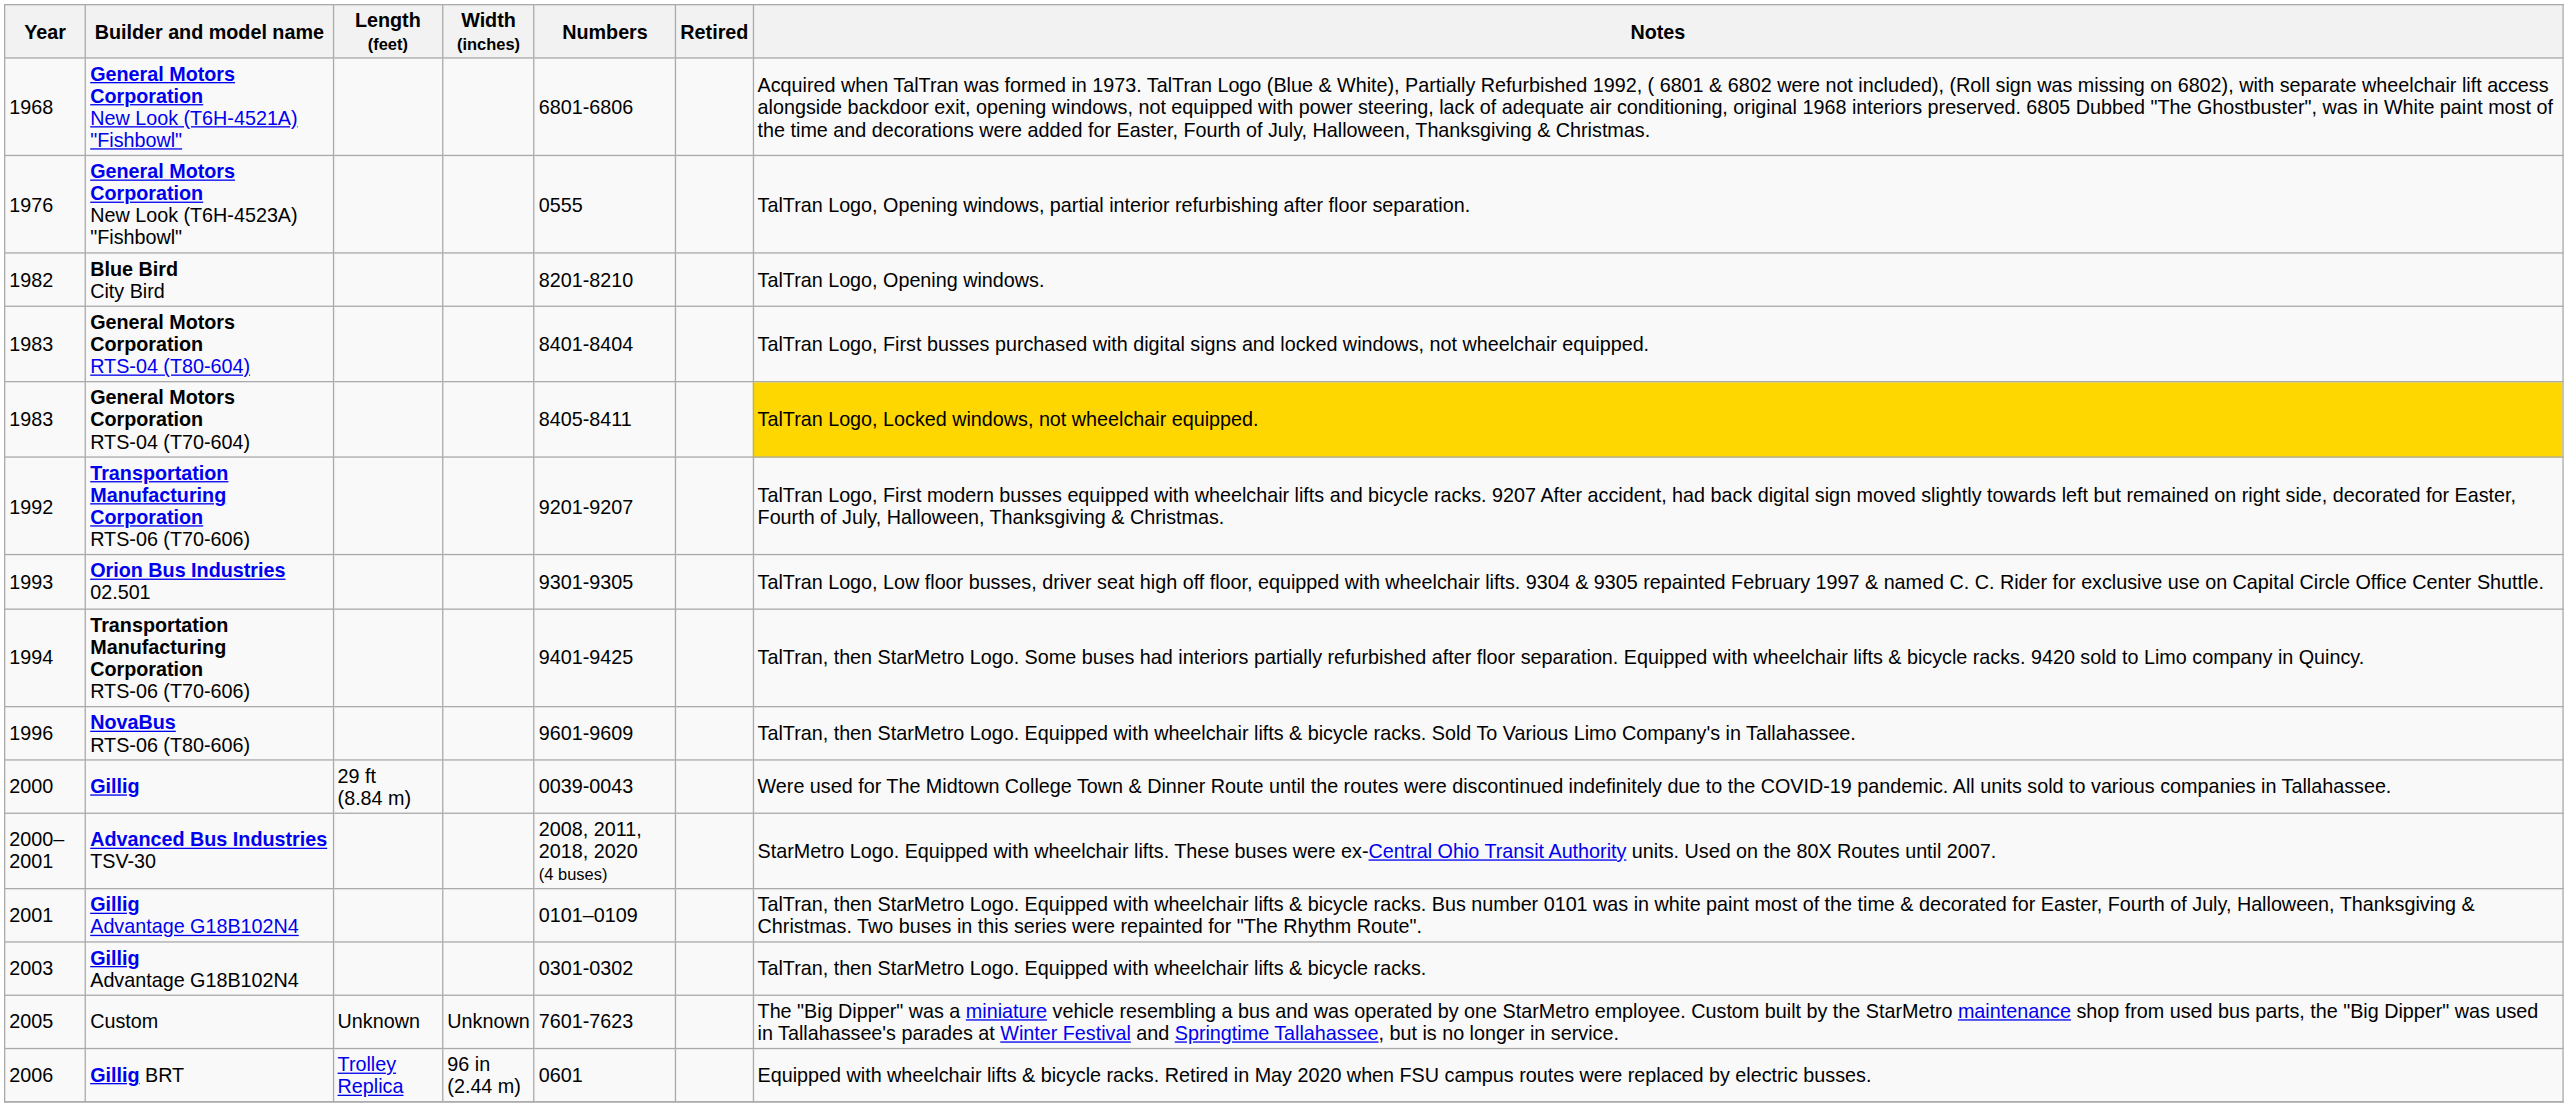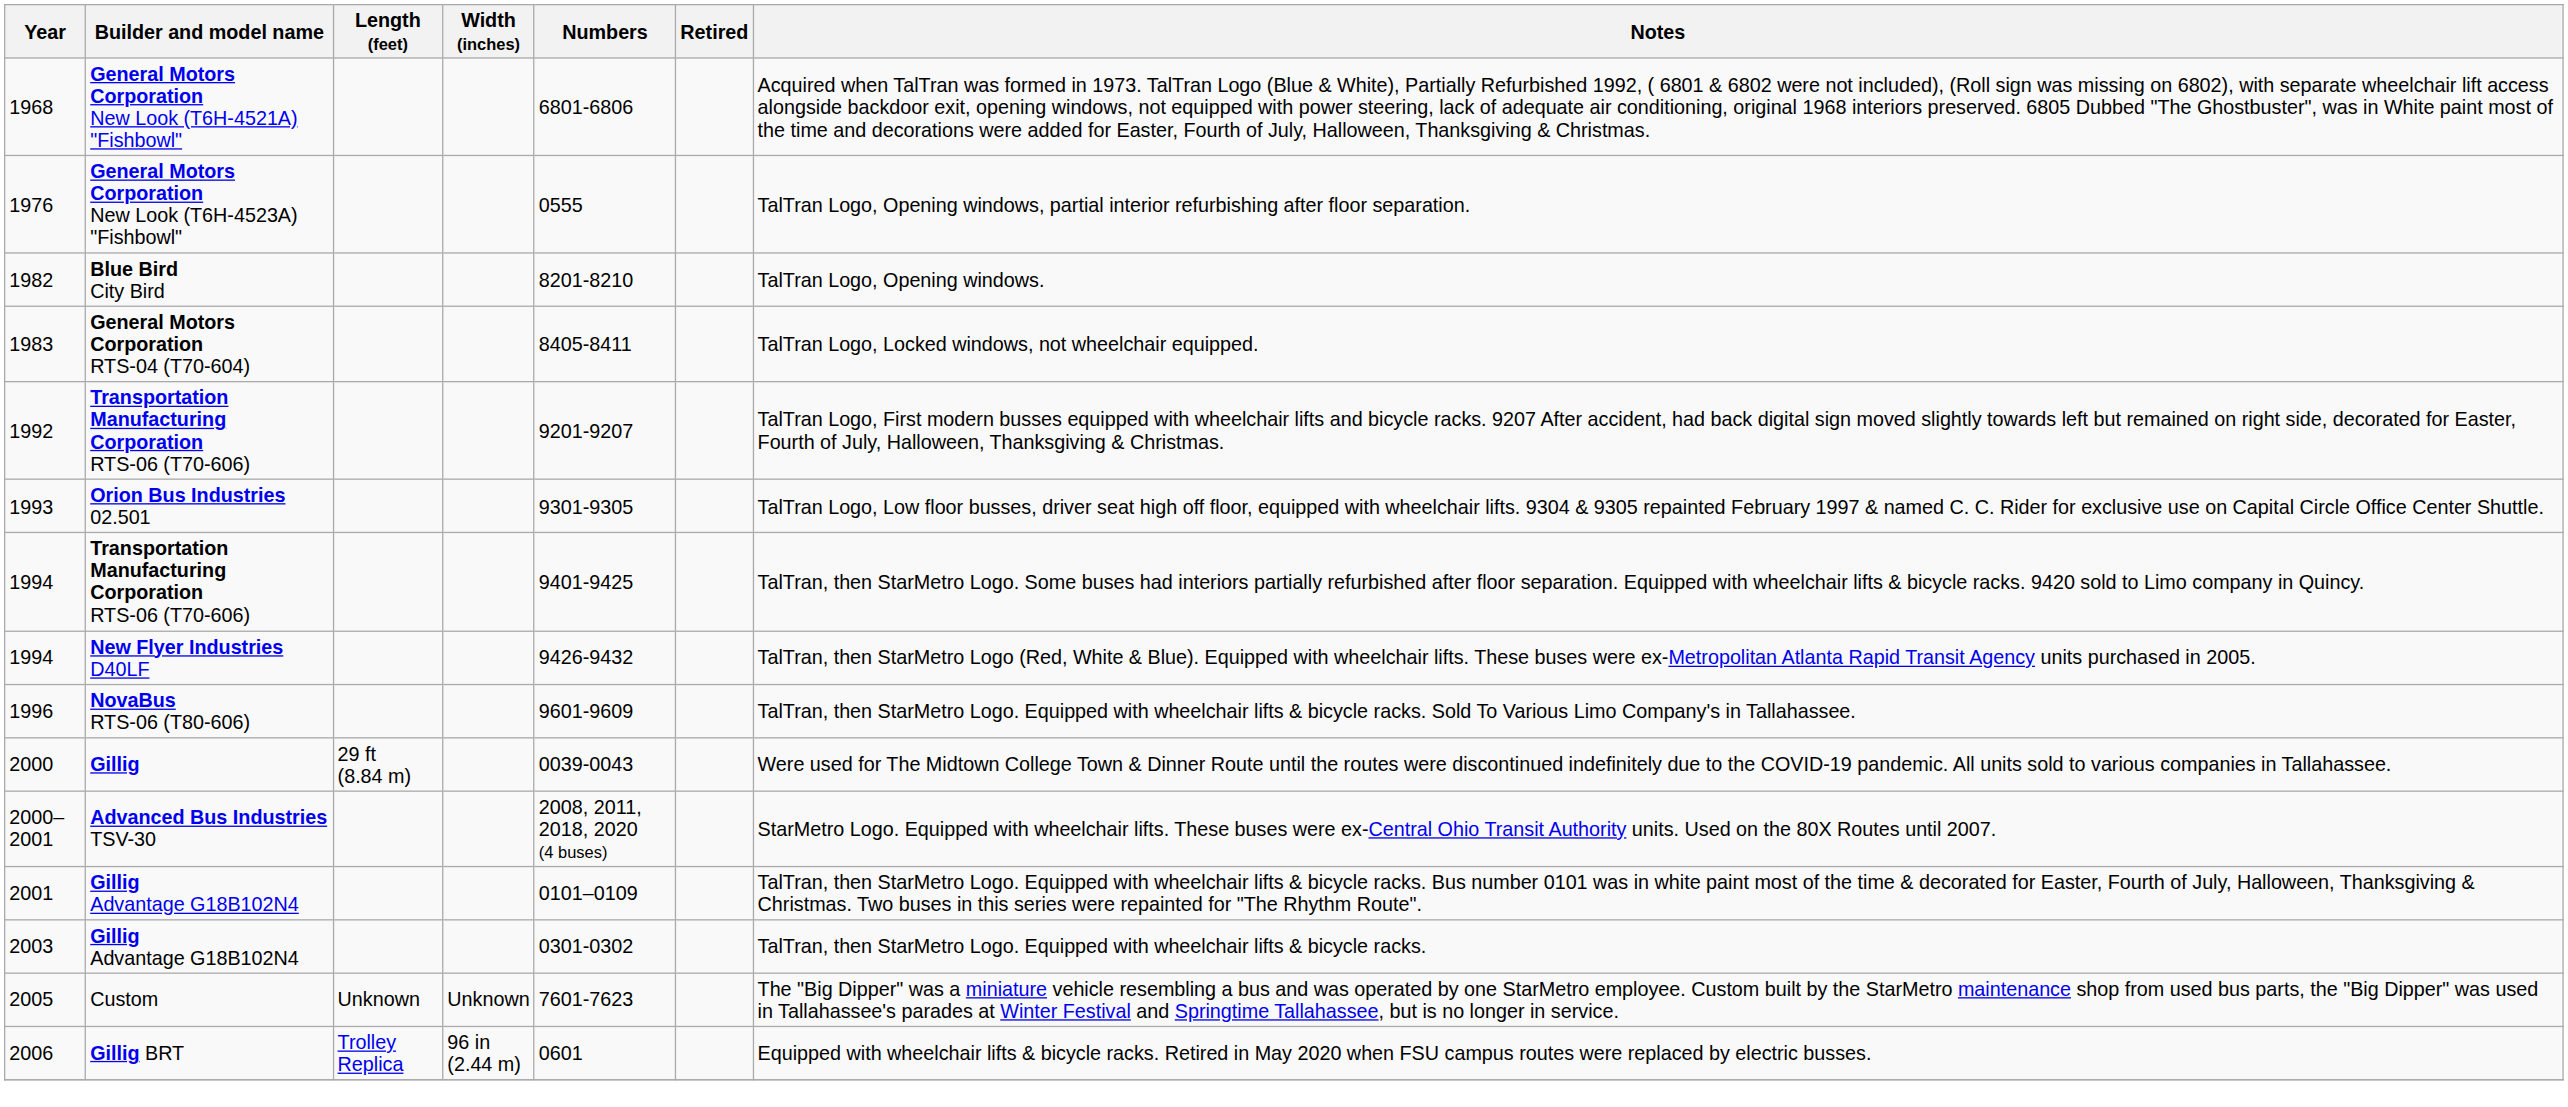- row: (31, 345)
(1008, 420) gold background -> (1008, 345) no background
+ row: (31, 657)
